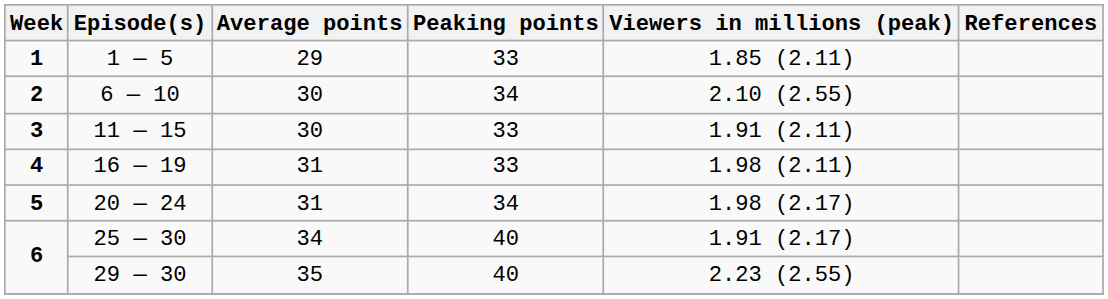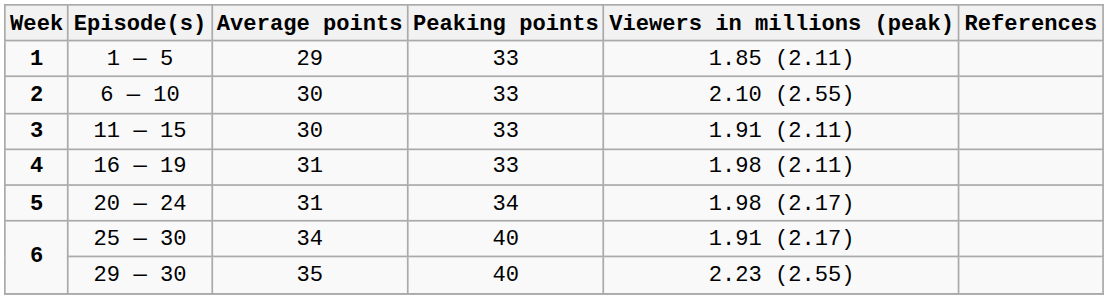(506, 95) 34 -> (506, 95) 33
